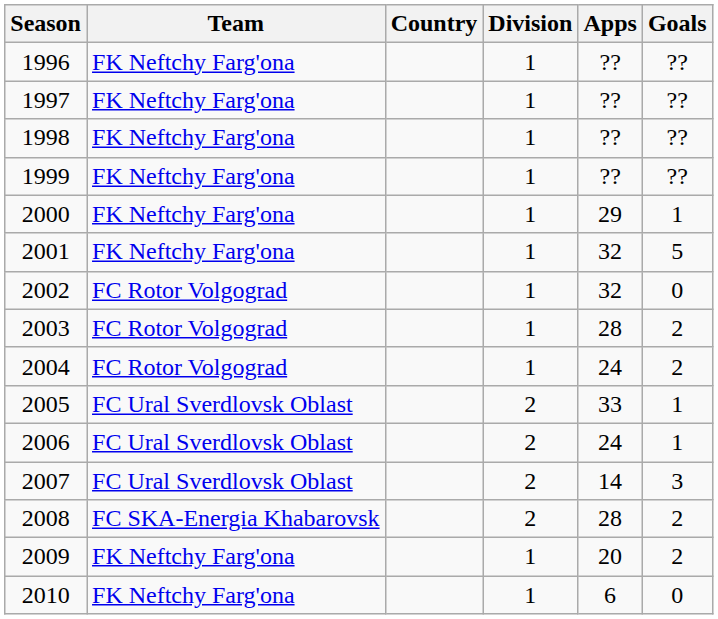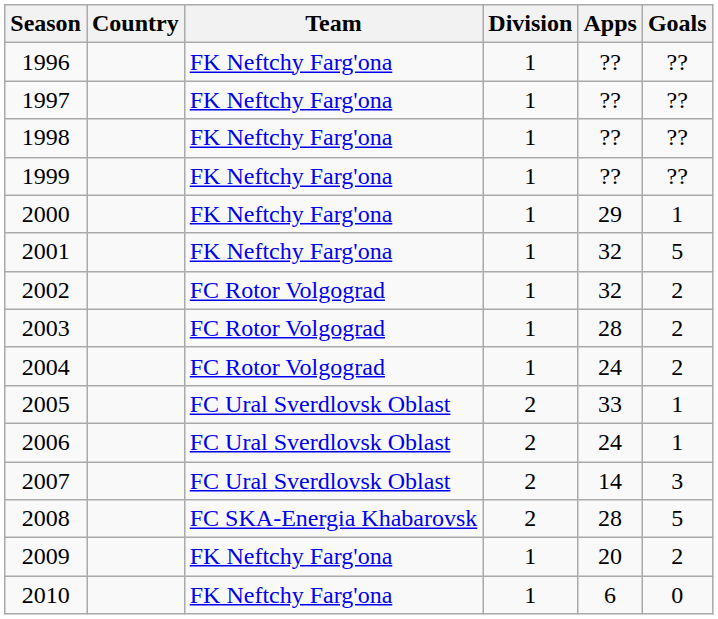columns swapped: (236, 23) <-> (434, 23)
(677, 289) 0 -> (677, 289) 2
(677, 518) 2 -> (677, 518) 5
